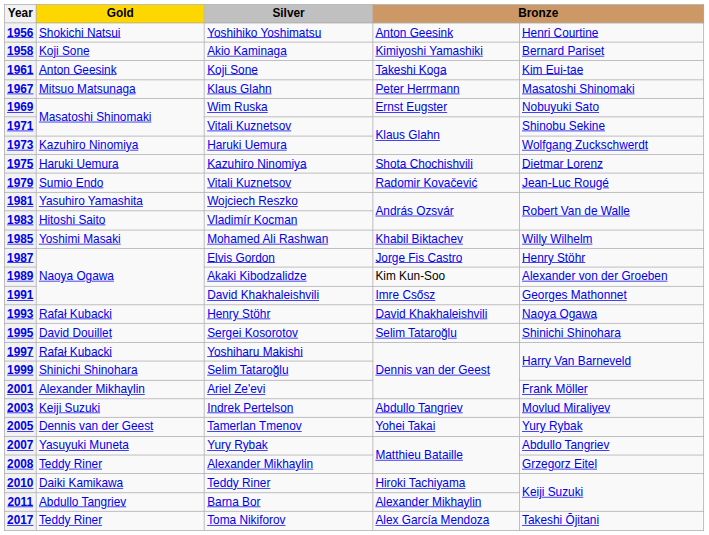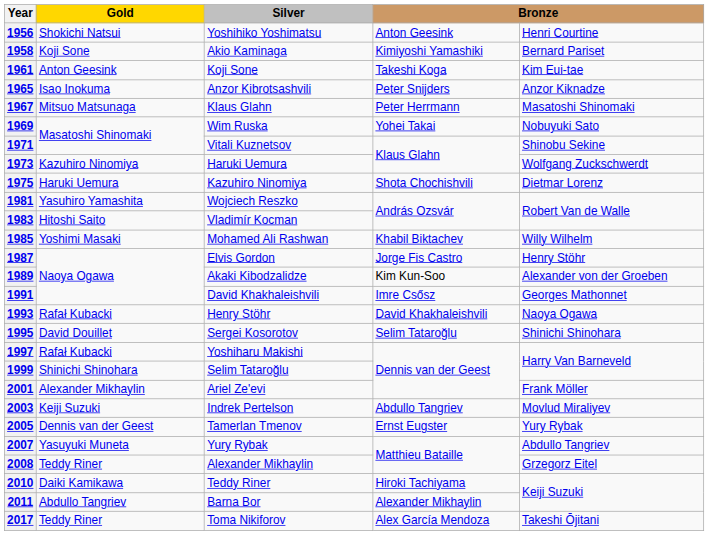+ row: (20, 88)
(411, 107) Ernst Eugster -> (405, 126) Yohei Takai
- row: (20, 182)
(405, 426) Yohei Takai -> (411, 426) Ernst Eugster
